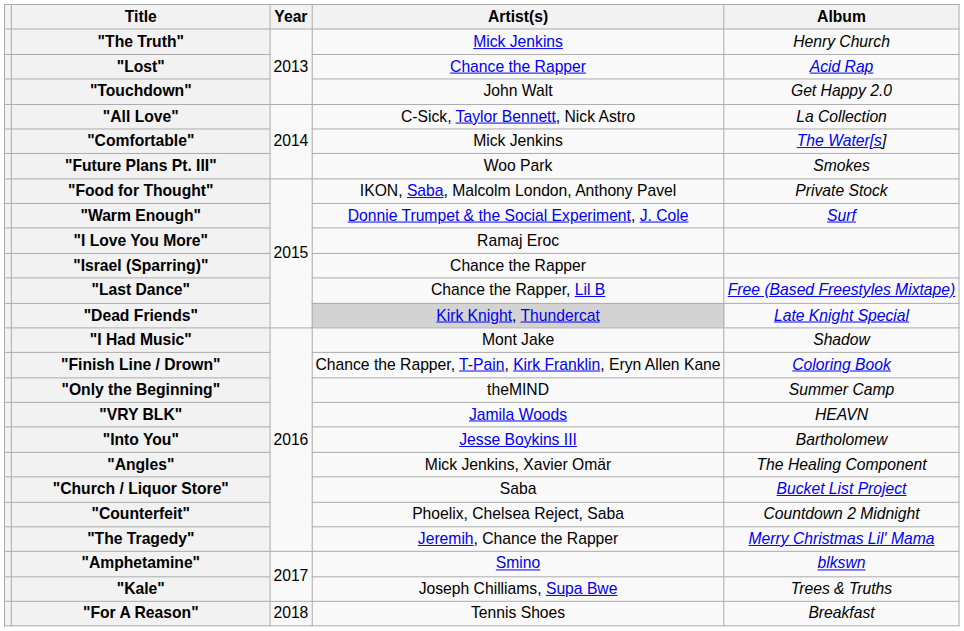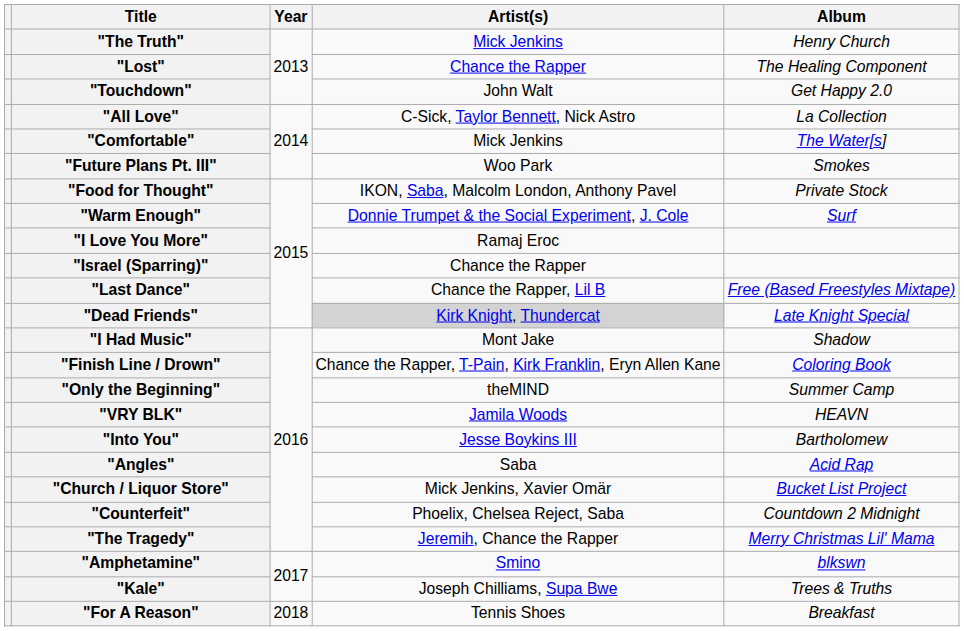(842, 66) Acid Rap -> (842, 66) The Healing Component
(518, 464) Mick Jenkins, Xavier Omär -> (518, 464) Saba
(842, 464) The Healing Component -> (842, 464) Acid Rap
(518, 489) Saba -> (518, 489) Mick Jenkins, Xavier Omär
